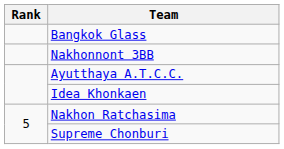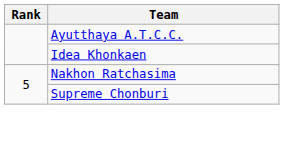- row: (99, 34)
- row: (102, 54)
